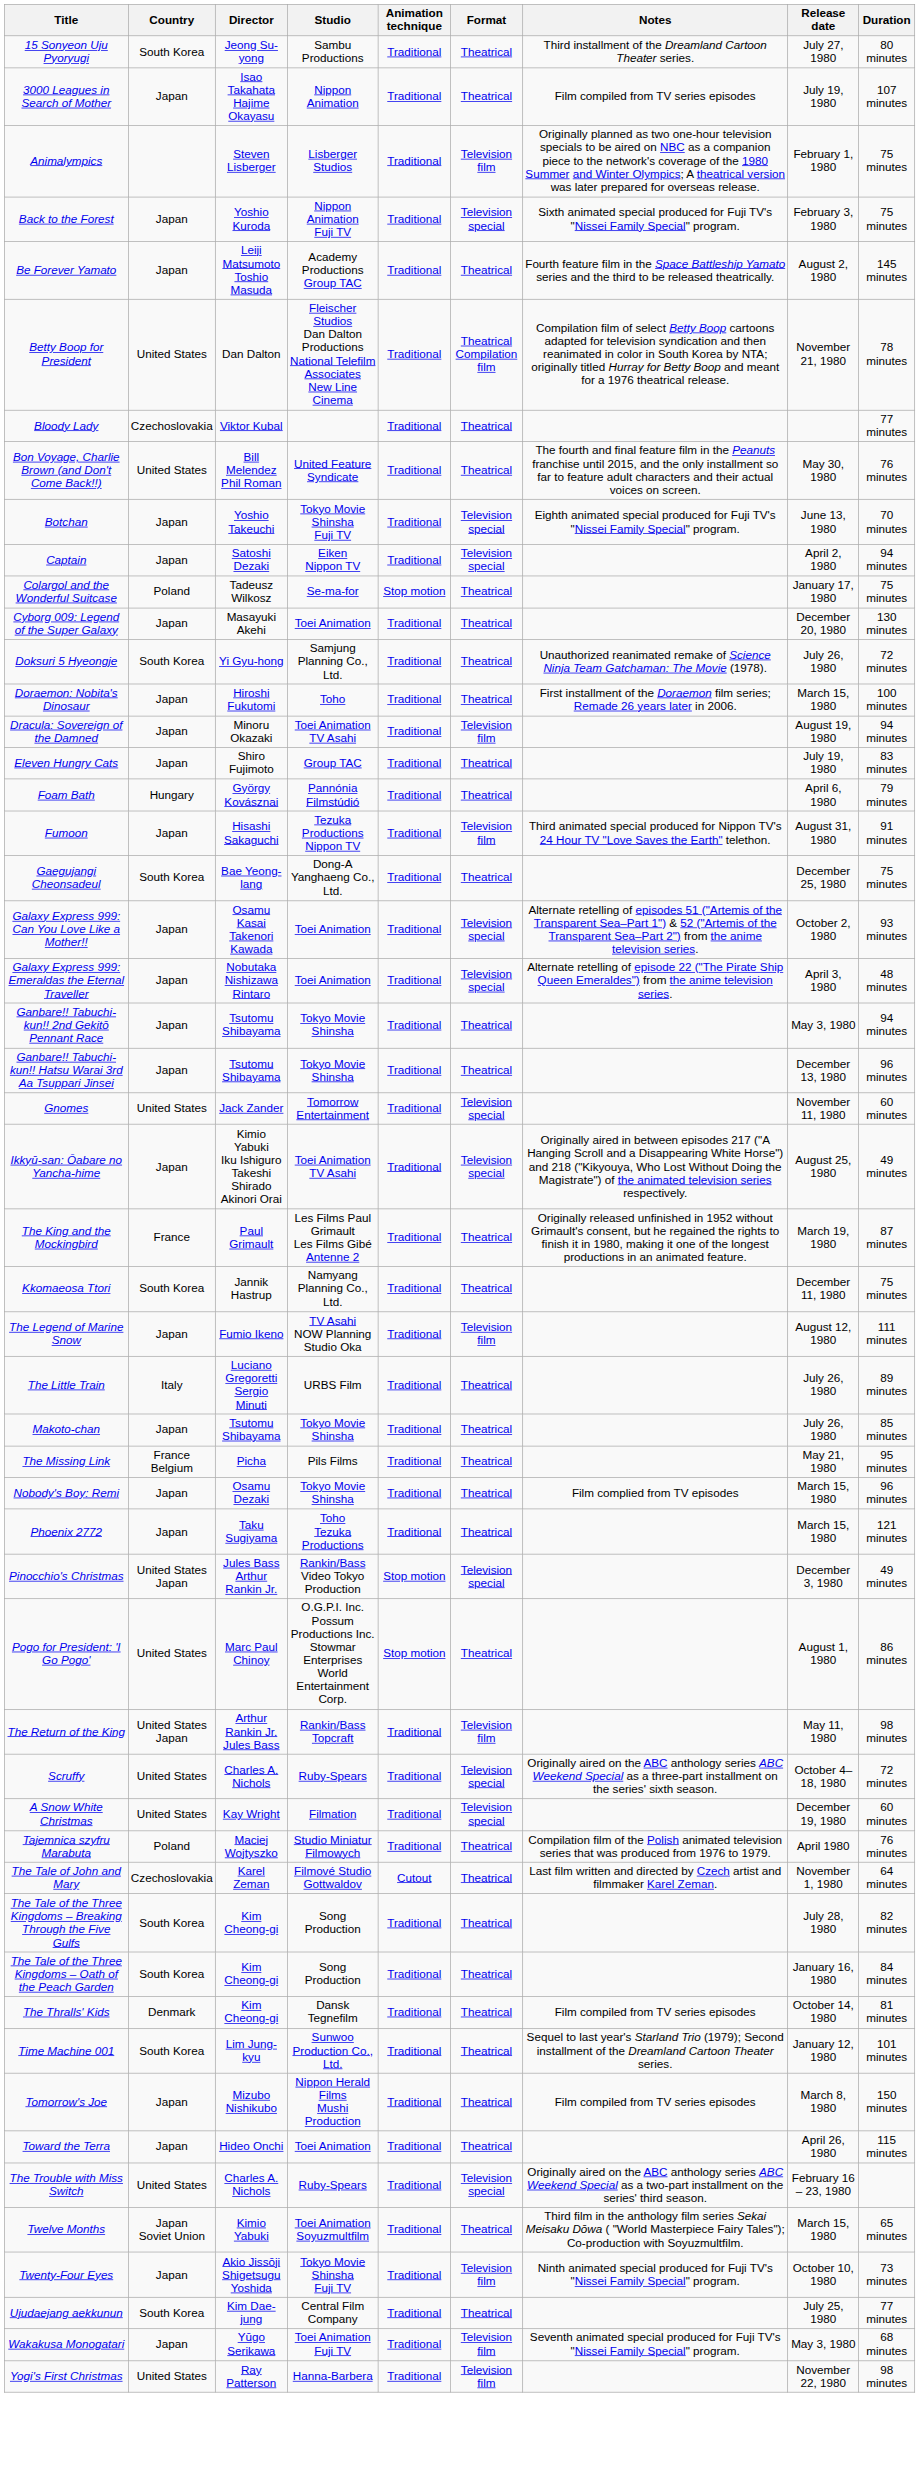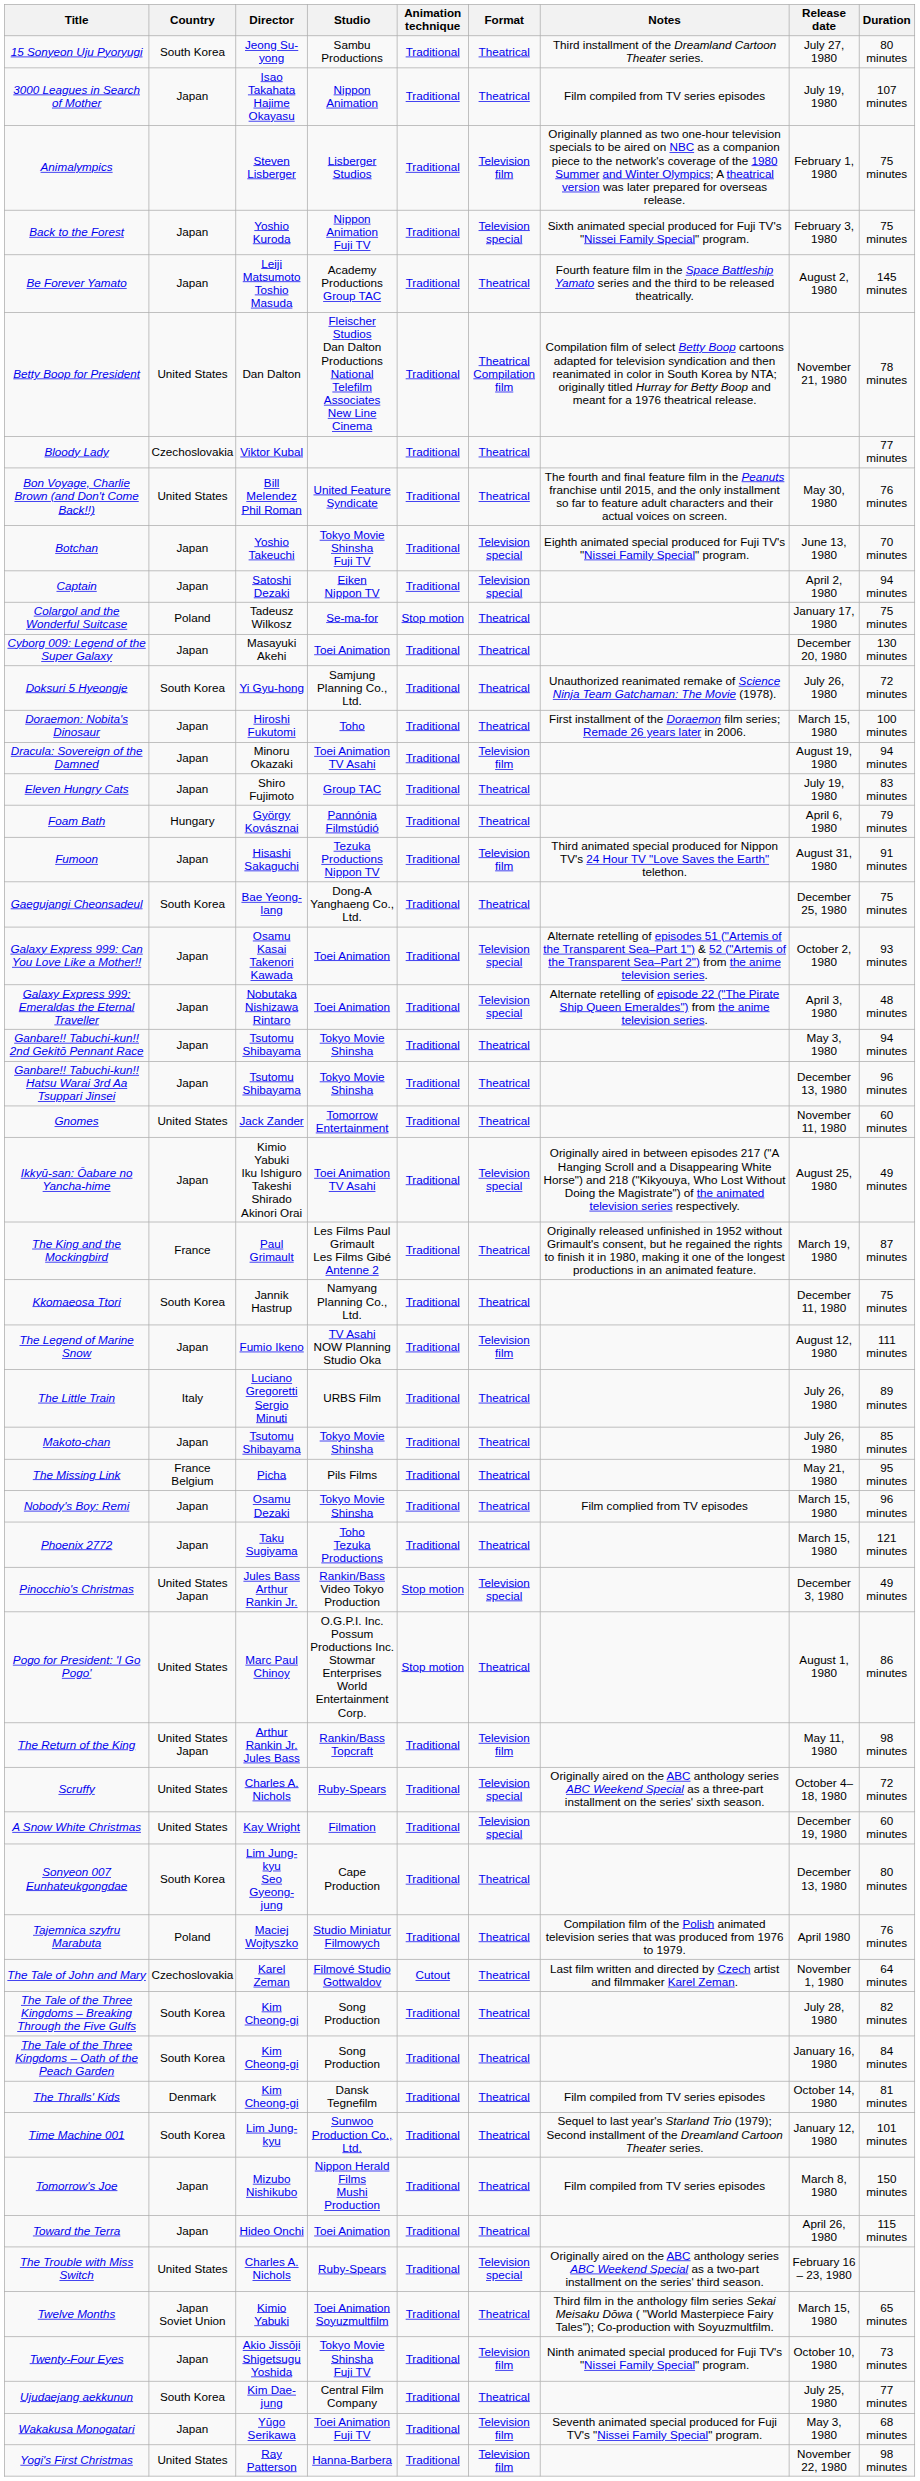(486, 1108) Television special -> (504, 1121) Theatrical
+ row: (77, 1879)
